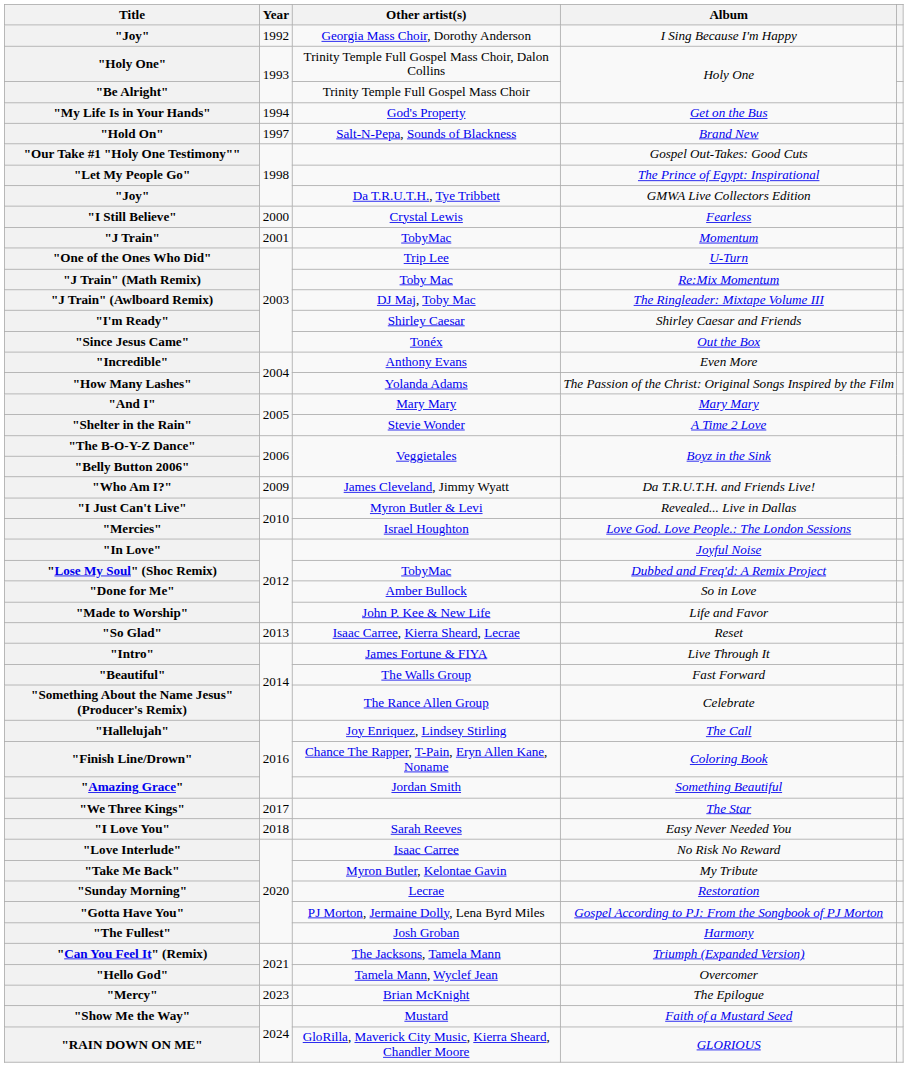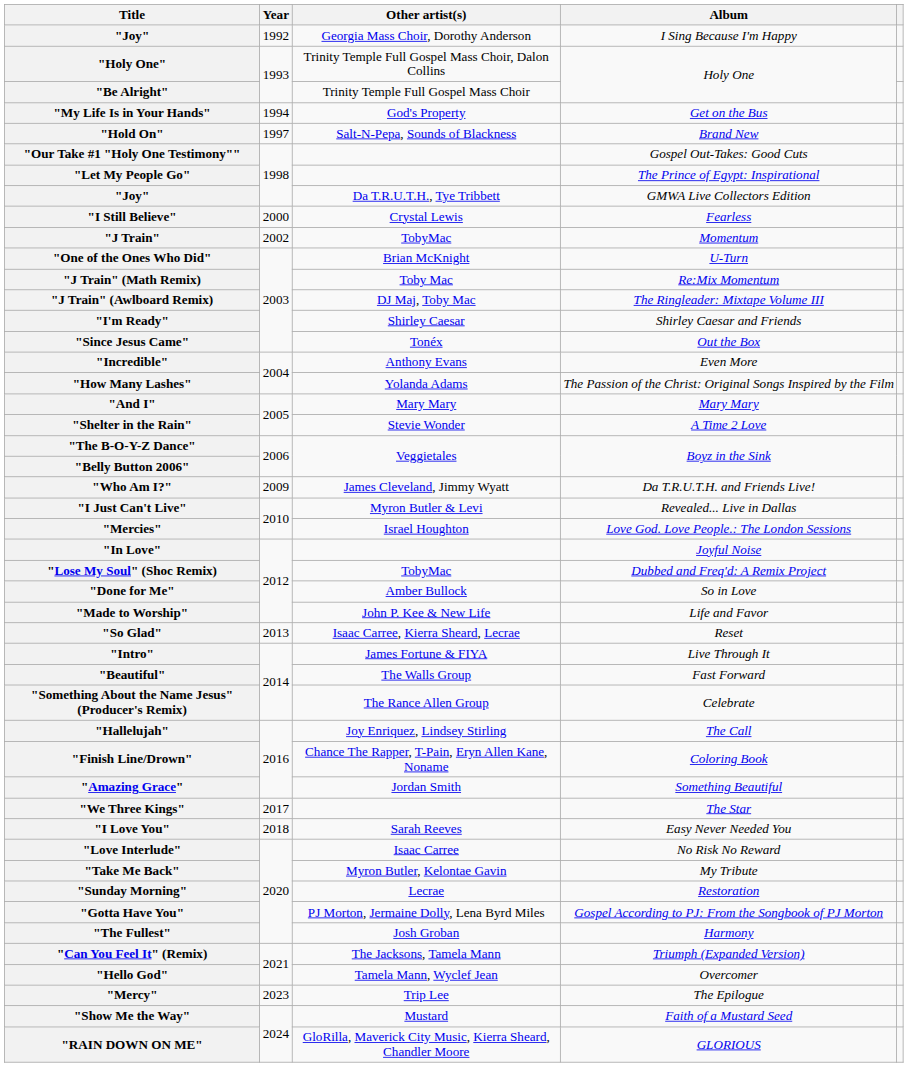(276, 237) 2001 -> (276, 237) 2002
(426, 258) Trip Lee -> (426, 258) Brian McKnight
(426, 995) Brian McKnight -> (426, 995) Trip Lee
